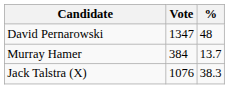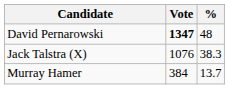(181, 34) normal -> (181, 34) bold
rows swapped: (47, 73) <-> (45, 53)
